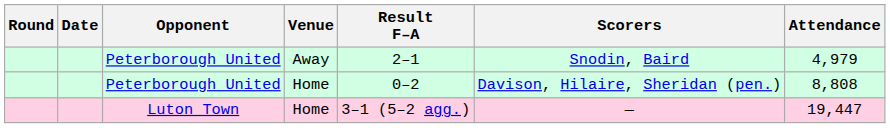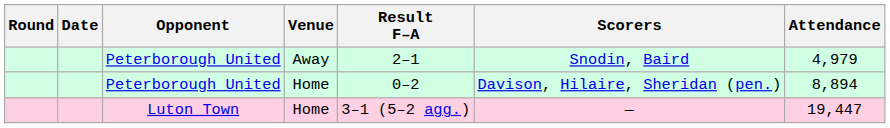(835, 85) 8,808 -> (835, 85) 8,894
